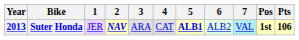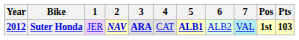(16, 27) 2013 -> (16, 27) 2012
(141, 27) normal -> (141, 27) bold
(284, 27) 106 -> (285, 27) 103
